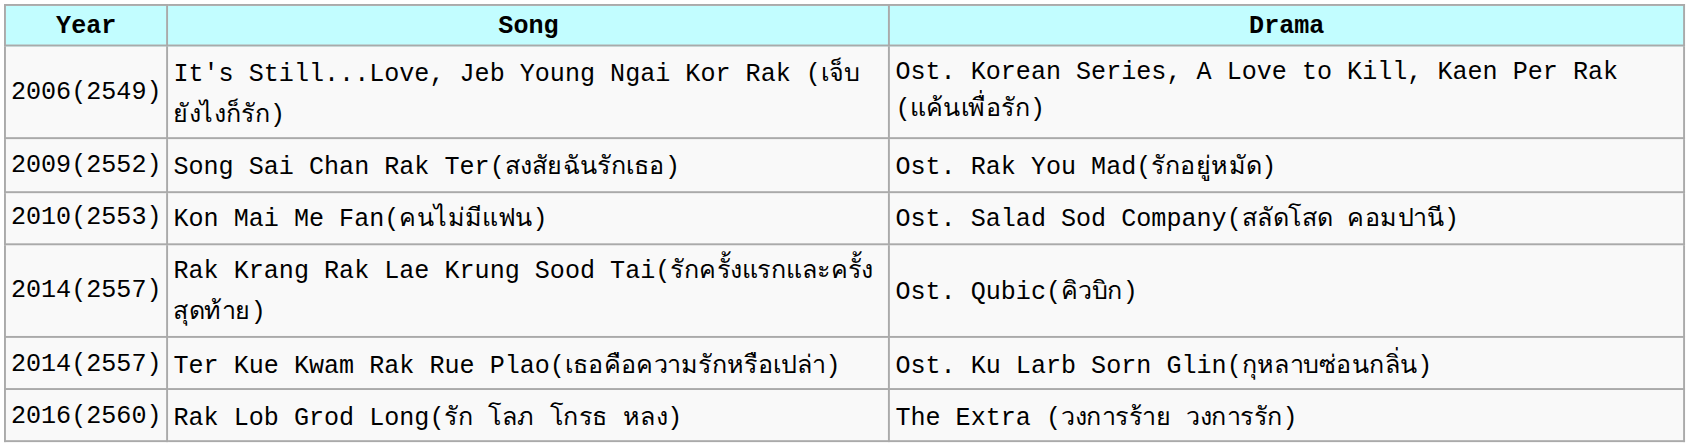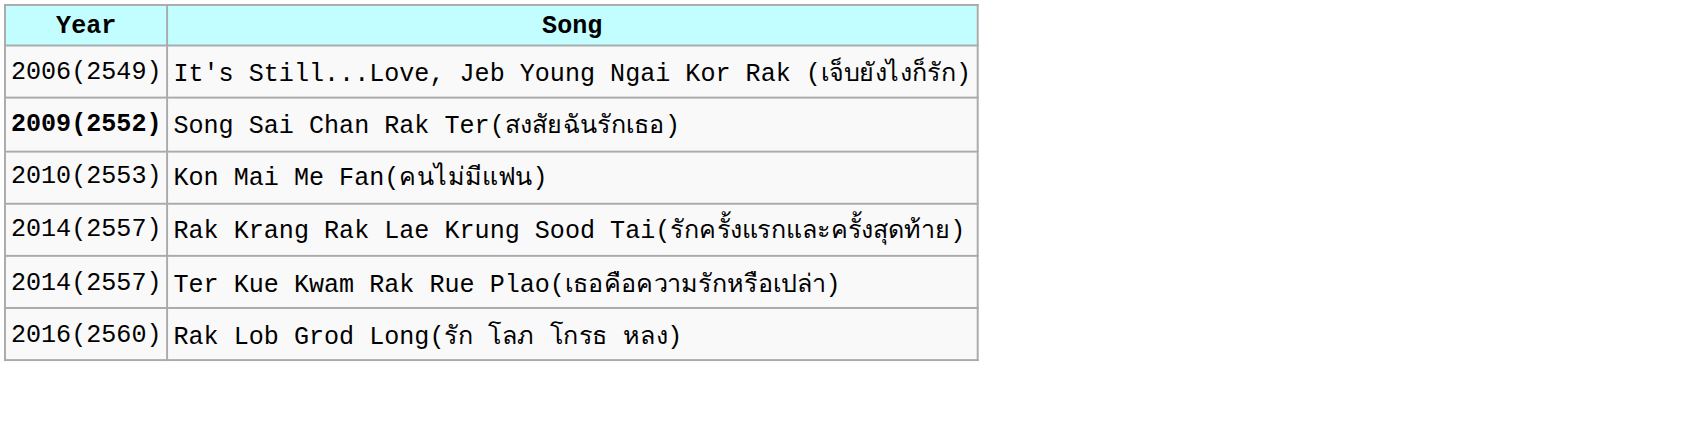- column: (1287, 25)
(86, 165) normal -> (86, 125) bold
